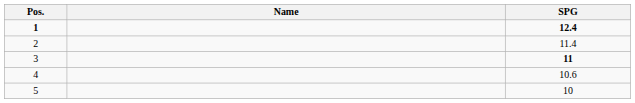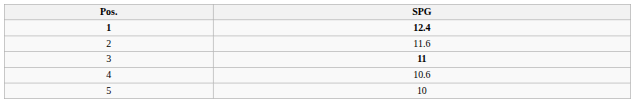- column: (286, 12)
(568, 43) 11.4 -> (422, 43) 11.6
